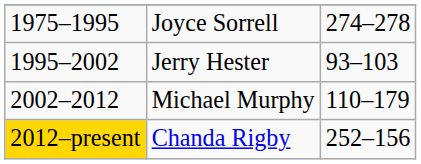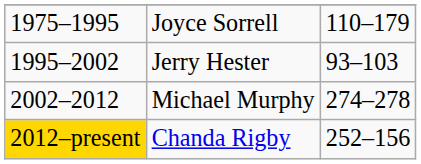(368, 23) 274–278 -> (368, 23) 110–179
(368, 100) 110–179 -> (368, 100) 274–278
